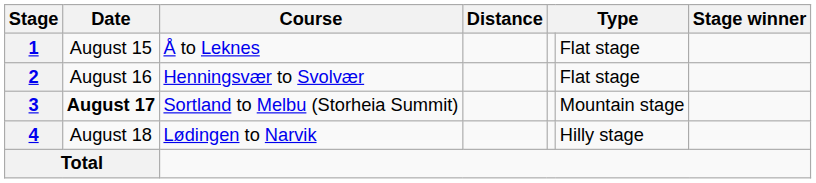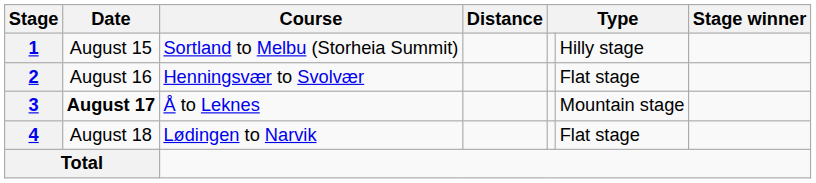(212, 47) Å to Leknes -> (311, 47) Sortland to Melbu (Storheia Summit)
(600, 47) Flat stage -> (602, 47) Hilly stage
(311, 105) Sortland to Melbu (Storheia Summit) -> (212, 105) Å to Leknes
(602, 134) Hilly stage -> (600, 134) Flat stage
